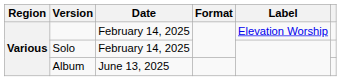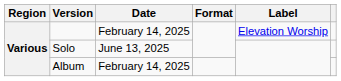(144, 48) February 14, 2025 -> (134, 48) June 13, 2025
(134, 66) June 13, 2025 -> (144, 66) February 14, 2025
